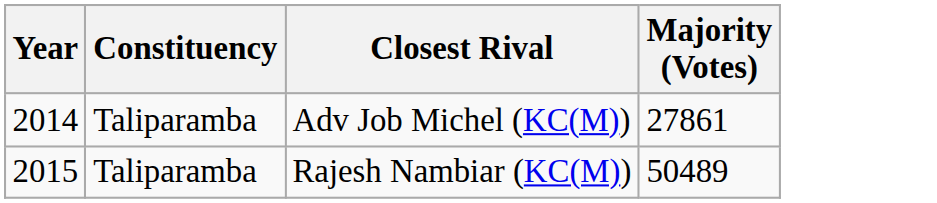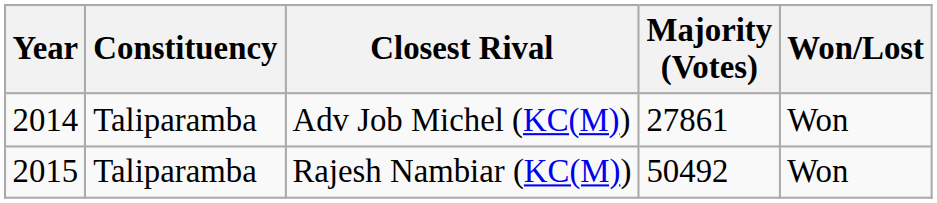+ column: (856, 48)
(687, 171) 50489 -> (687, 171) 50492
